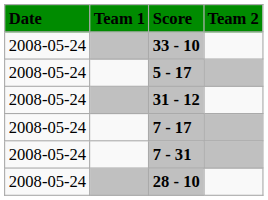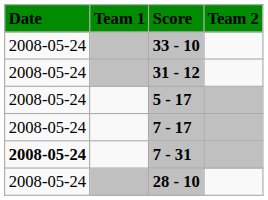rows swapped: (172, 72) <-> (176, 100)
(47, 154) normal -> (47, 154) bold
